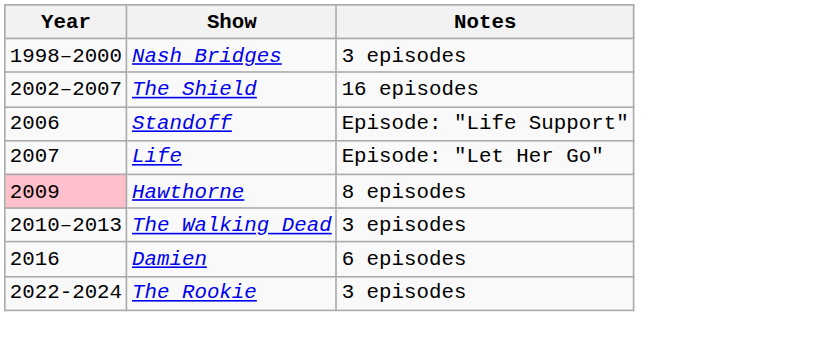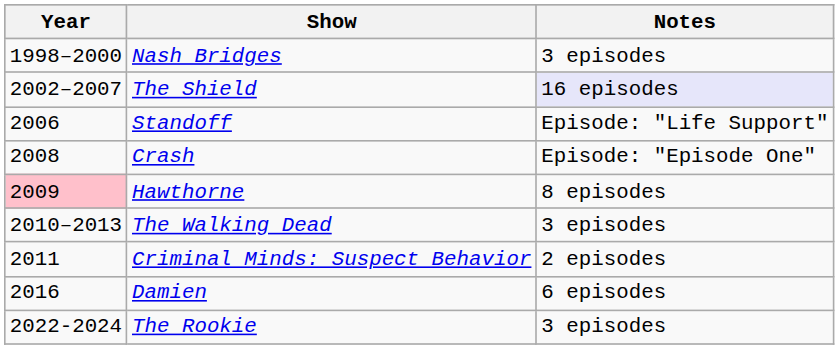(410, 90) no background -> (610, 90) lavender background
- row: (157, 157)
+ row: (163, 157)
+ row: (332, 259)
